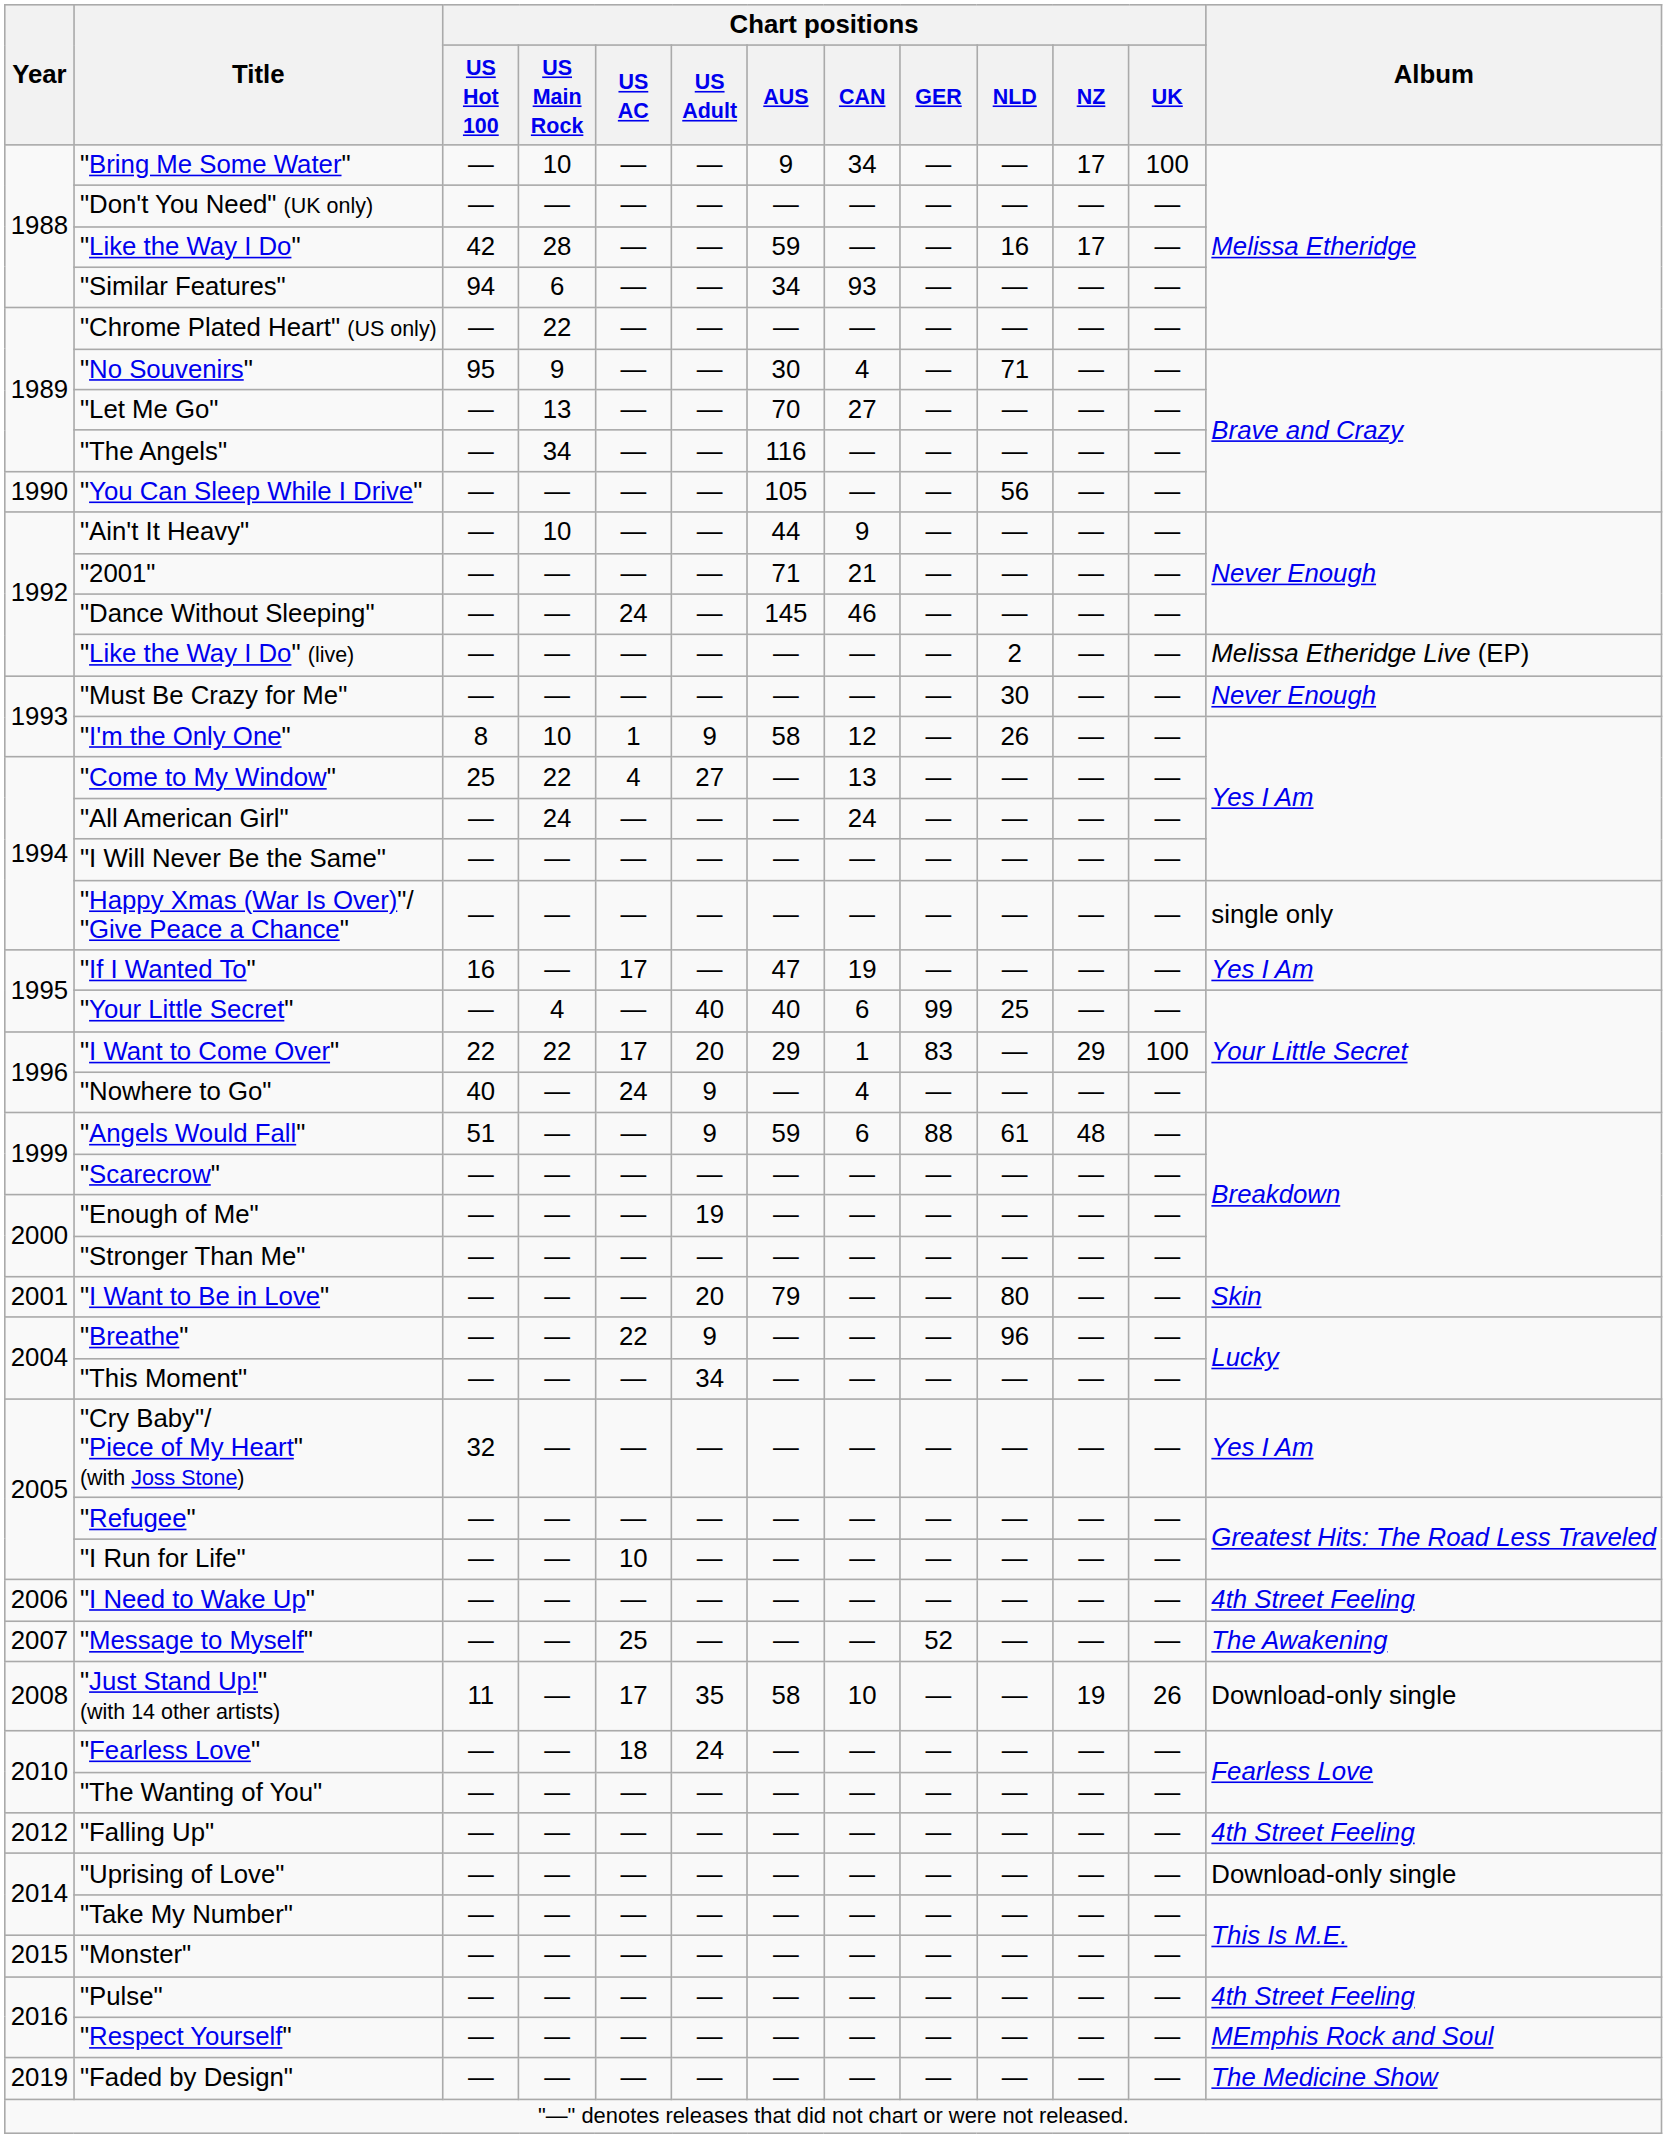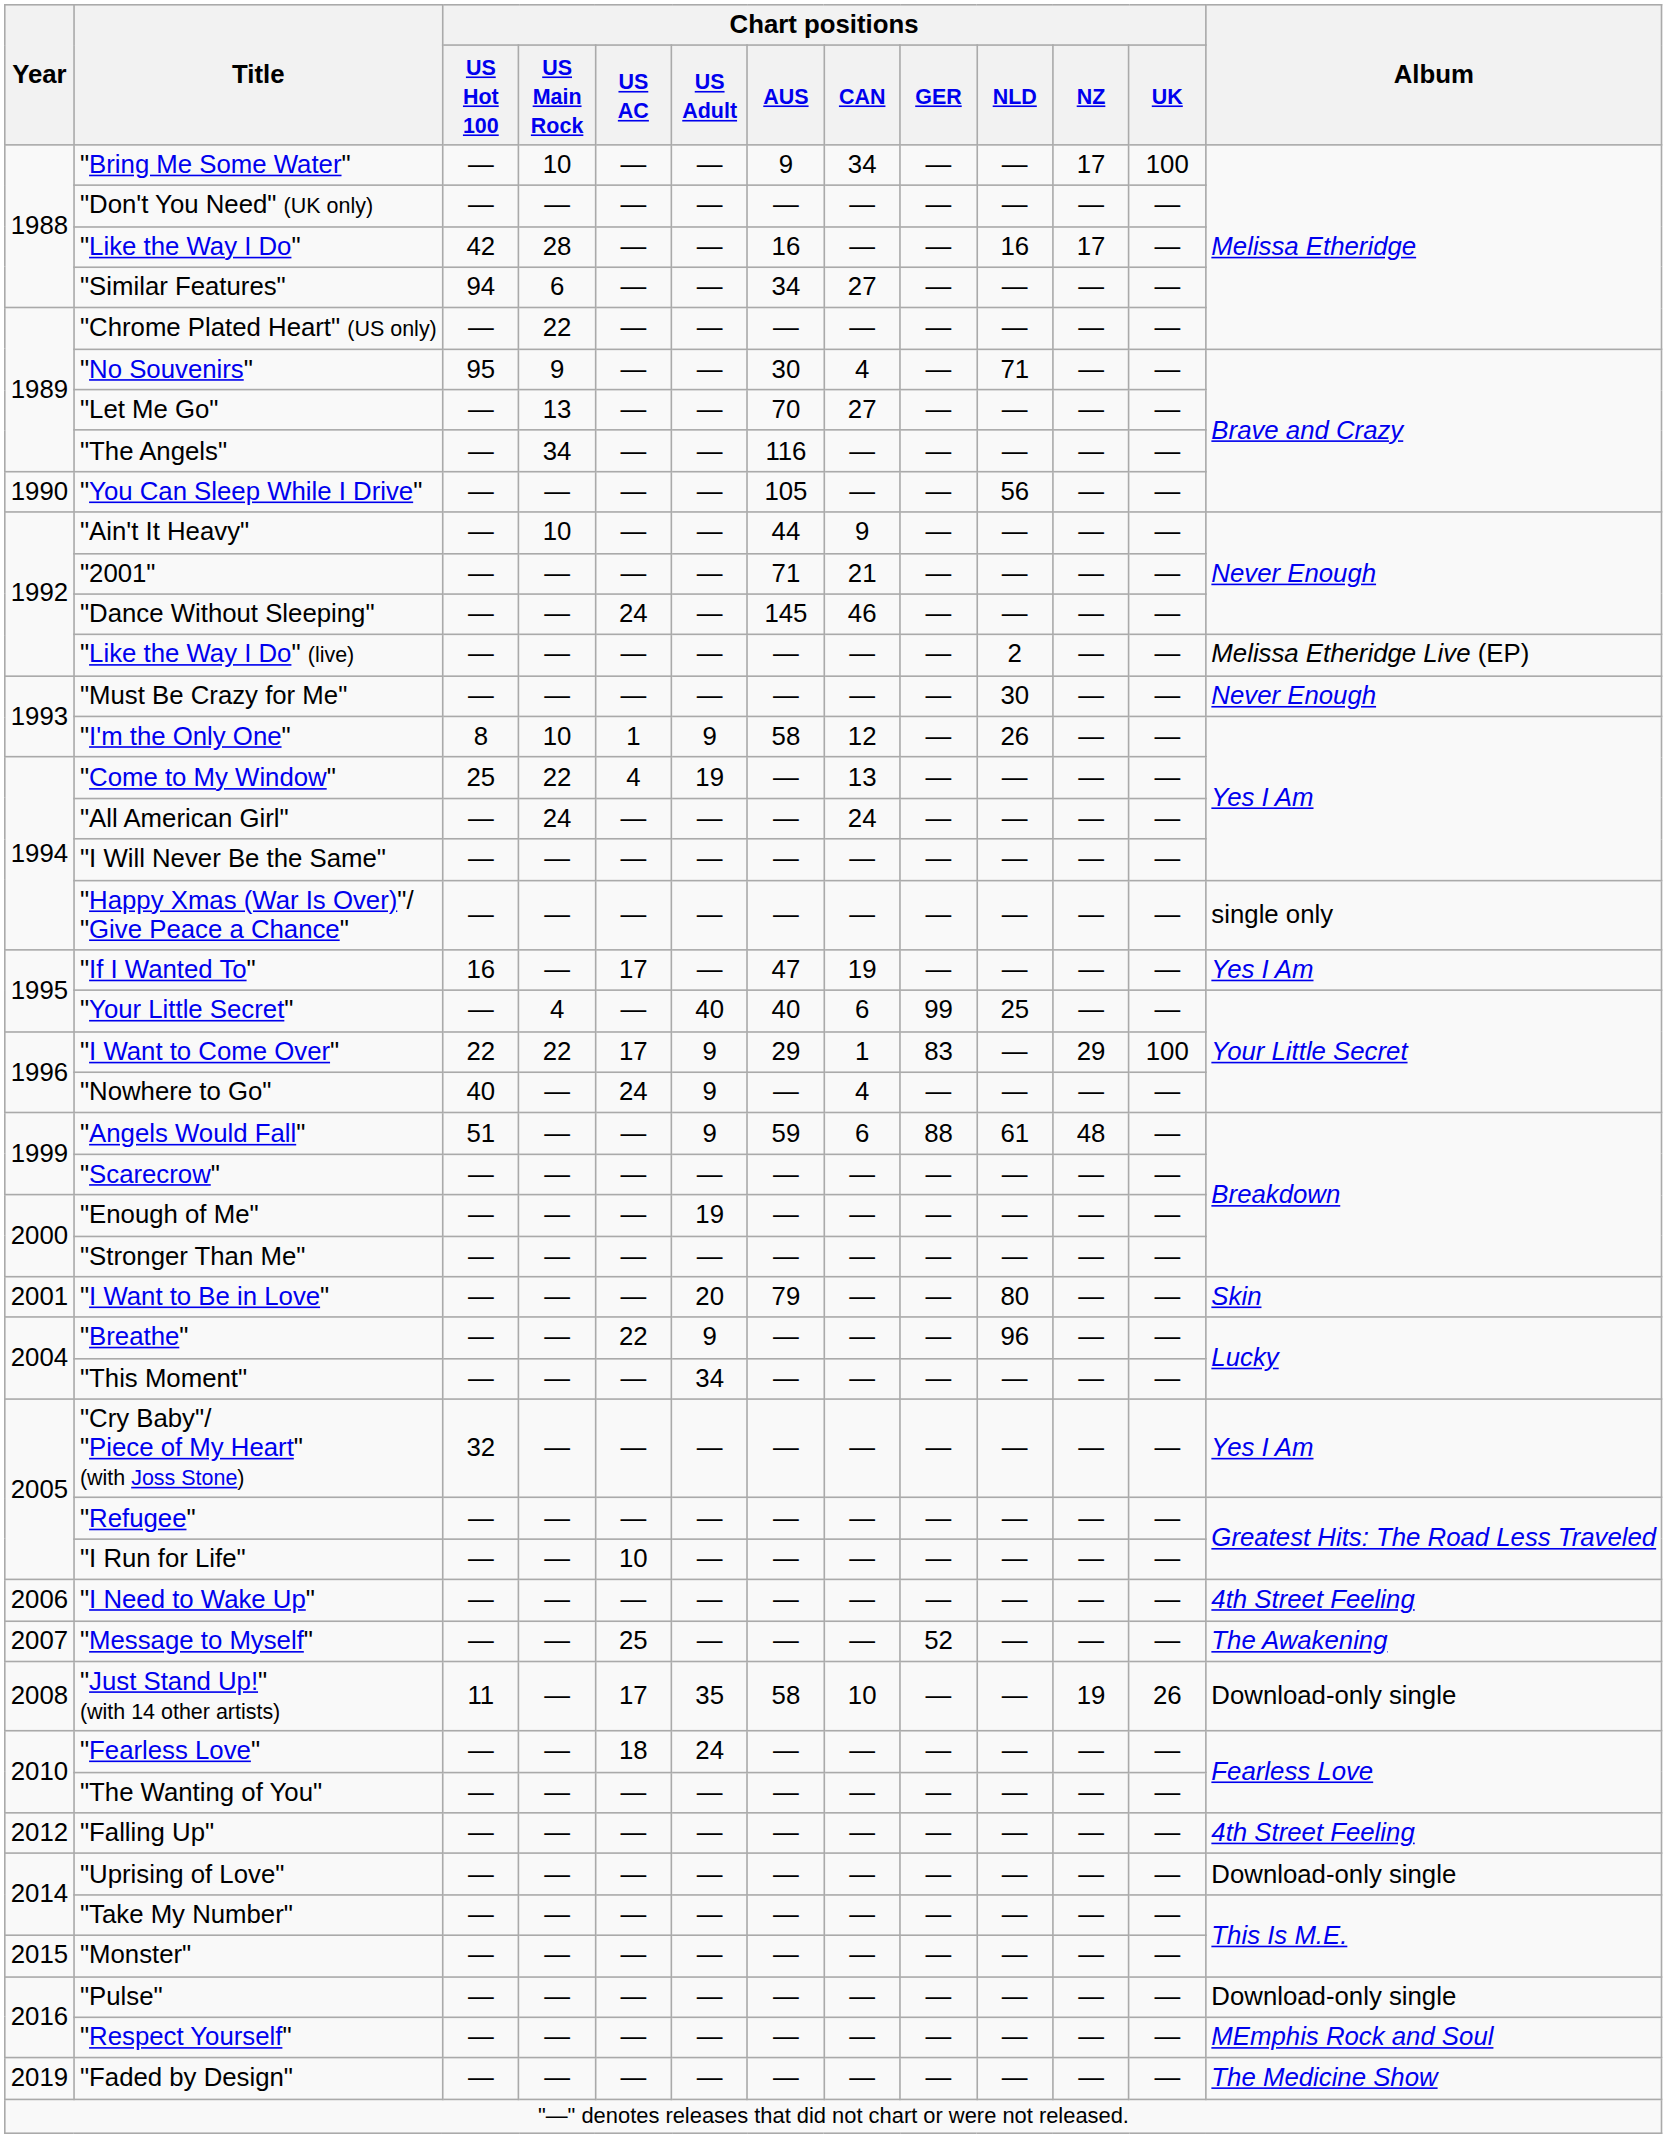(786, 246) 59 -> (786, 246) 16
(862, 287) 93 -> (862, 287) 27
(710, 777) 27 -> (710, 777) 19
(710, 1051) 20 -> (710, 1051) 9
(1313, 1996) 4th Street Feeling -> (1334, 1996) Download-only single
